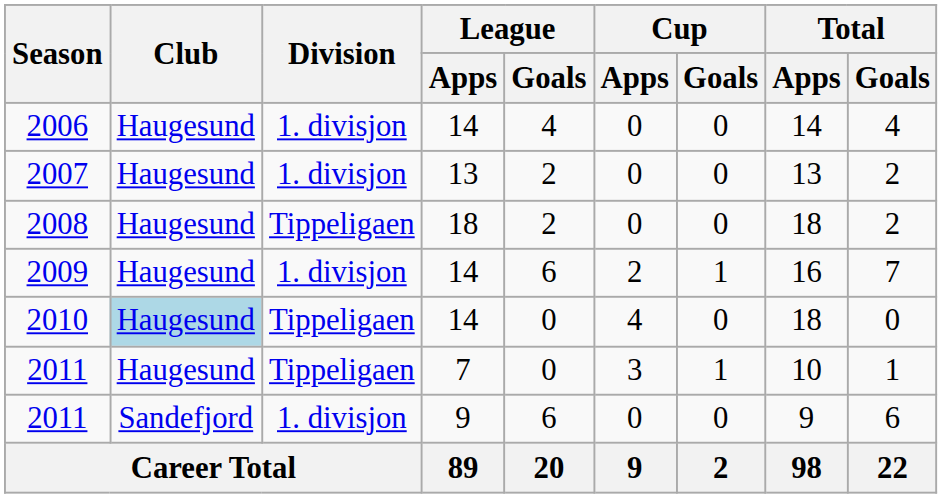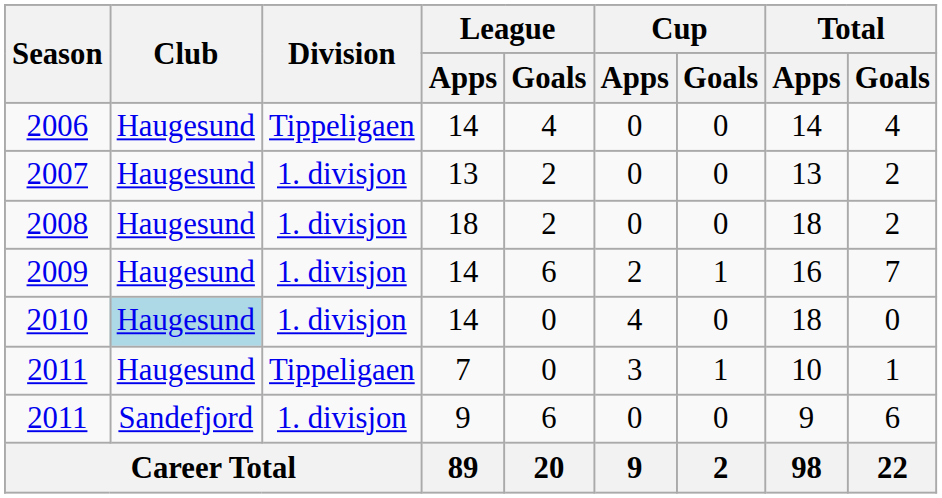(342, 126) 1. divisjon -> (342, 126) Tippeligaen
(342, 223) Tippeligaen -> (342, 223) 1. divisjon
(342, 321) Tippeligaen -> (342, 321) 1. divisjon
